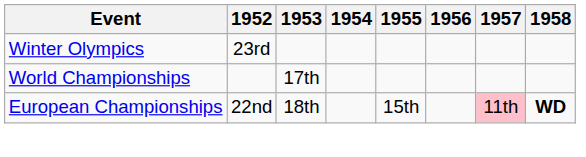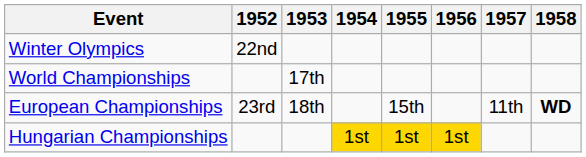(252, 48) 23rd -> (257, 48) 22nd
(252, 107) 22nd -> (257, 107) 23rd
(501, 107) pink background -> (506, 107) no background
+ row: (118, 136)
